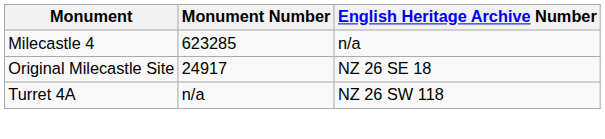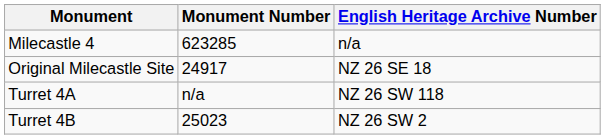+ row: (42, 120)
